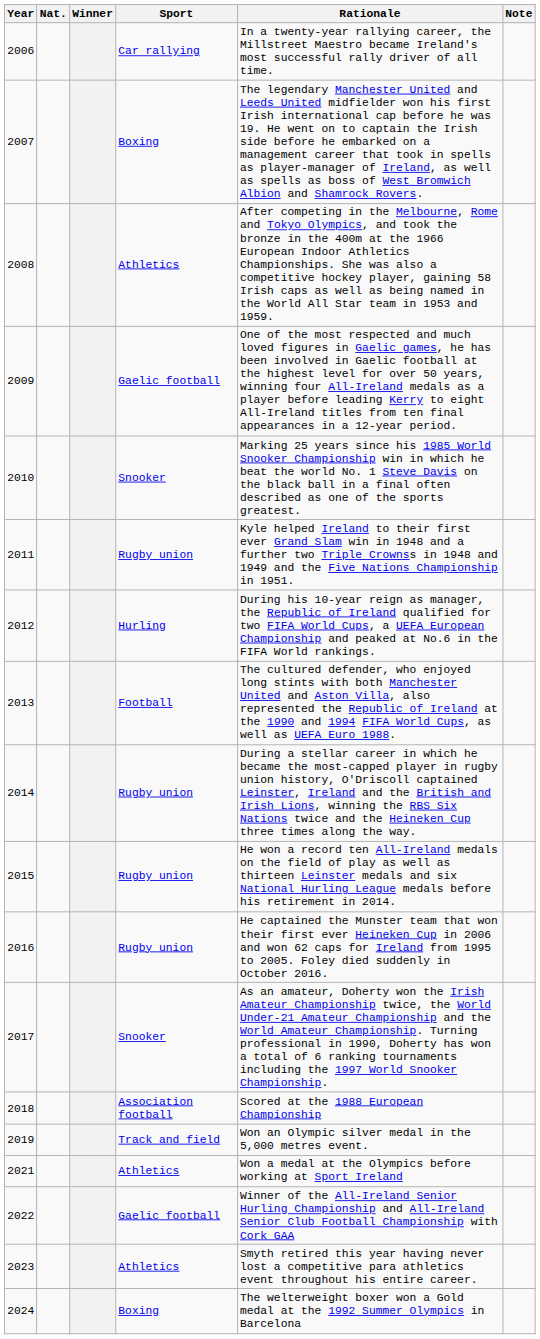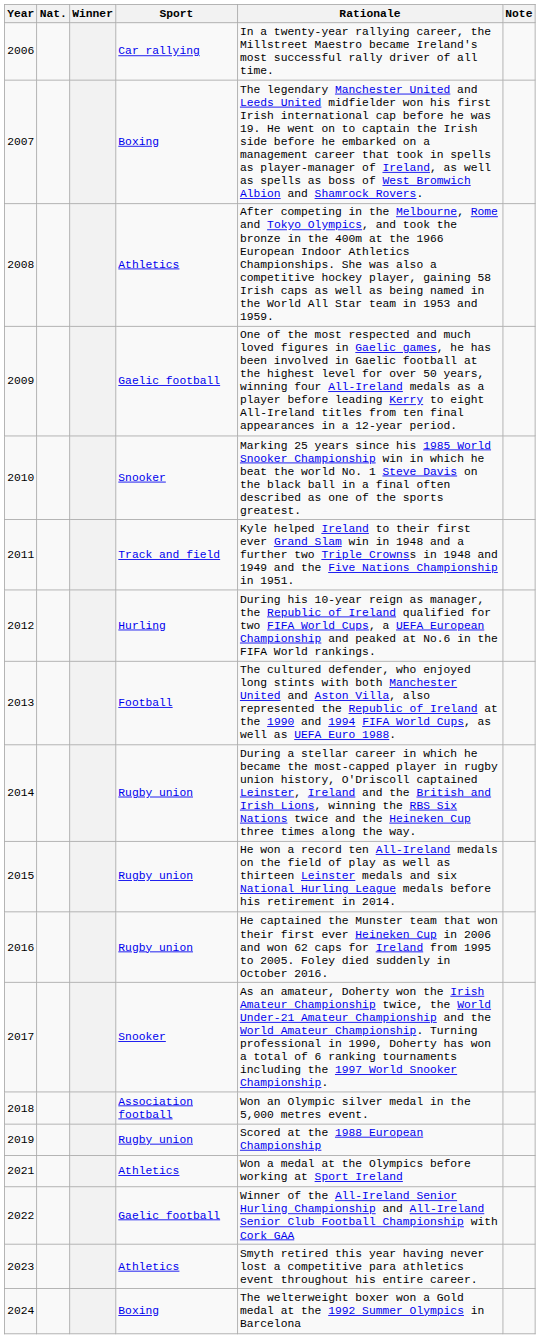(156, 555) Rugby union -> (169, 555) Track and field
(332, 1108) Scored at the 1988 European Championship -> (355, 1108) Won an Olympic silver medal in the 5,000 metres event.
(169, 1140) Track and field -> (156, 1140) Rugby union
(355, 1140) Won an Olympic silver medal in the 5,000 metres event. -> (332, 1140) Scored at the 1988 European Championship
